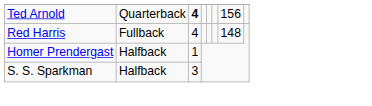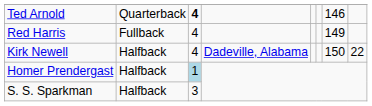(231, 14) 156 -> (335, 14) 146
(231, 33) 148 -> (335, 33) 149
+ row: (38, 52)
(195, 52) no background -> (195, 71) lightblue background
